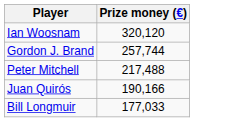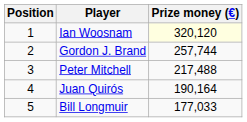+ column: (30, 13)
(143, 32) no background -> (195, 32) lightyellow background
(143, 88) 190,166 -> (195, 88) 190,164
